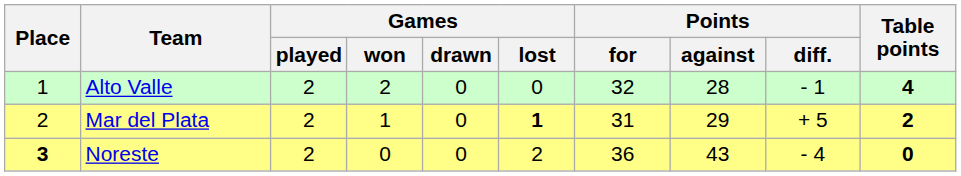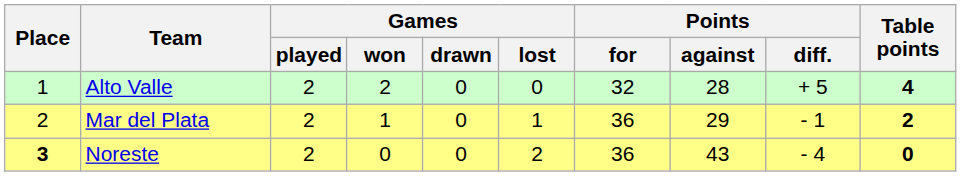(813, 87) - 1 -> (813, 87) + 5
(537, 120) bold -> (537, 120) normal
(623, 120) 31 -> (623, 120) 36
(813, 120) + 5 -> (813, 120) - 1
